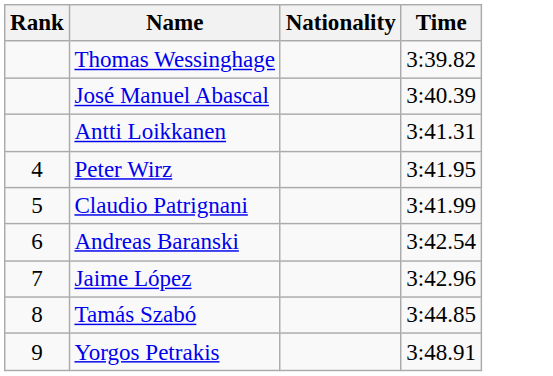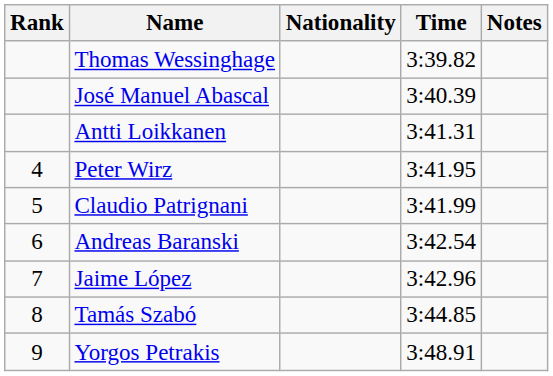+ column: (514, 22)
